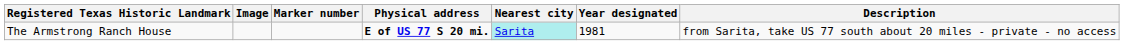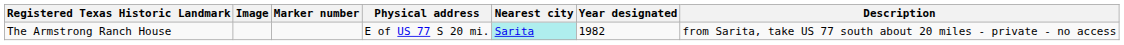(427, 31) bold -> (427, 31) normal
(592, 31) 1981 -> (592, 31) 1982
